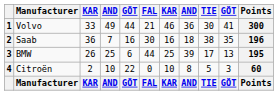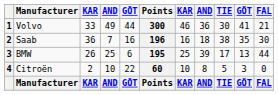columns swapped: (150, 12) <-> (256, 12)
